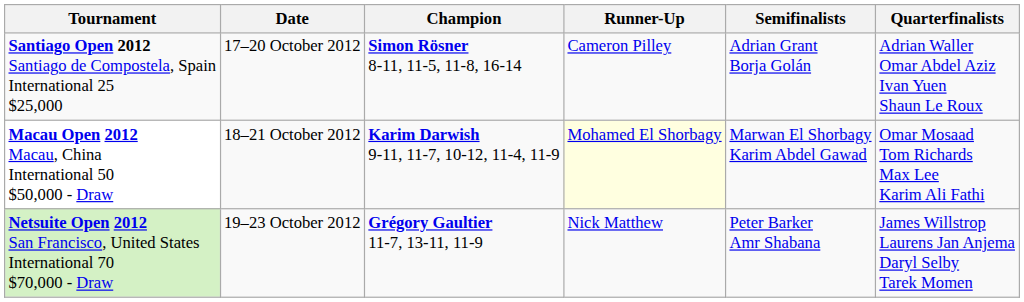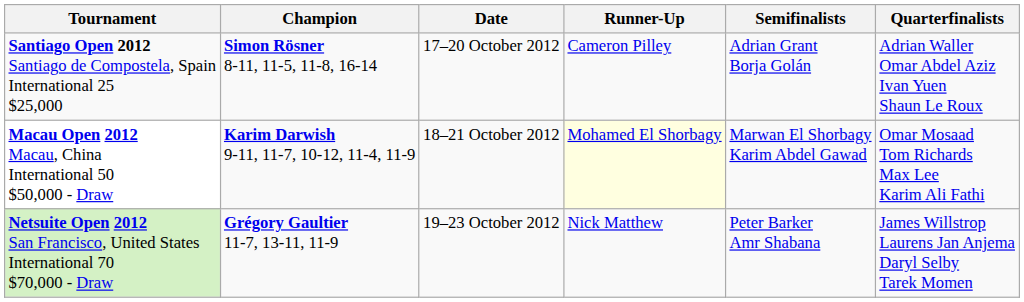columns swapped: (292, 18) <-> (464, 18)
